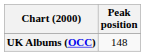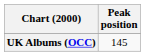(119, 42) 148 -> (119, 42) 145
